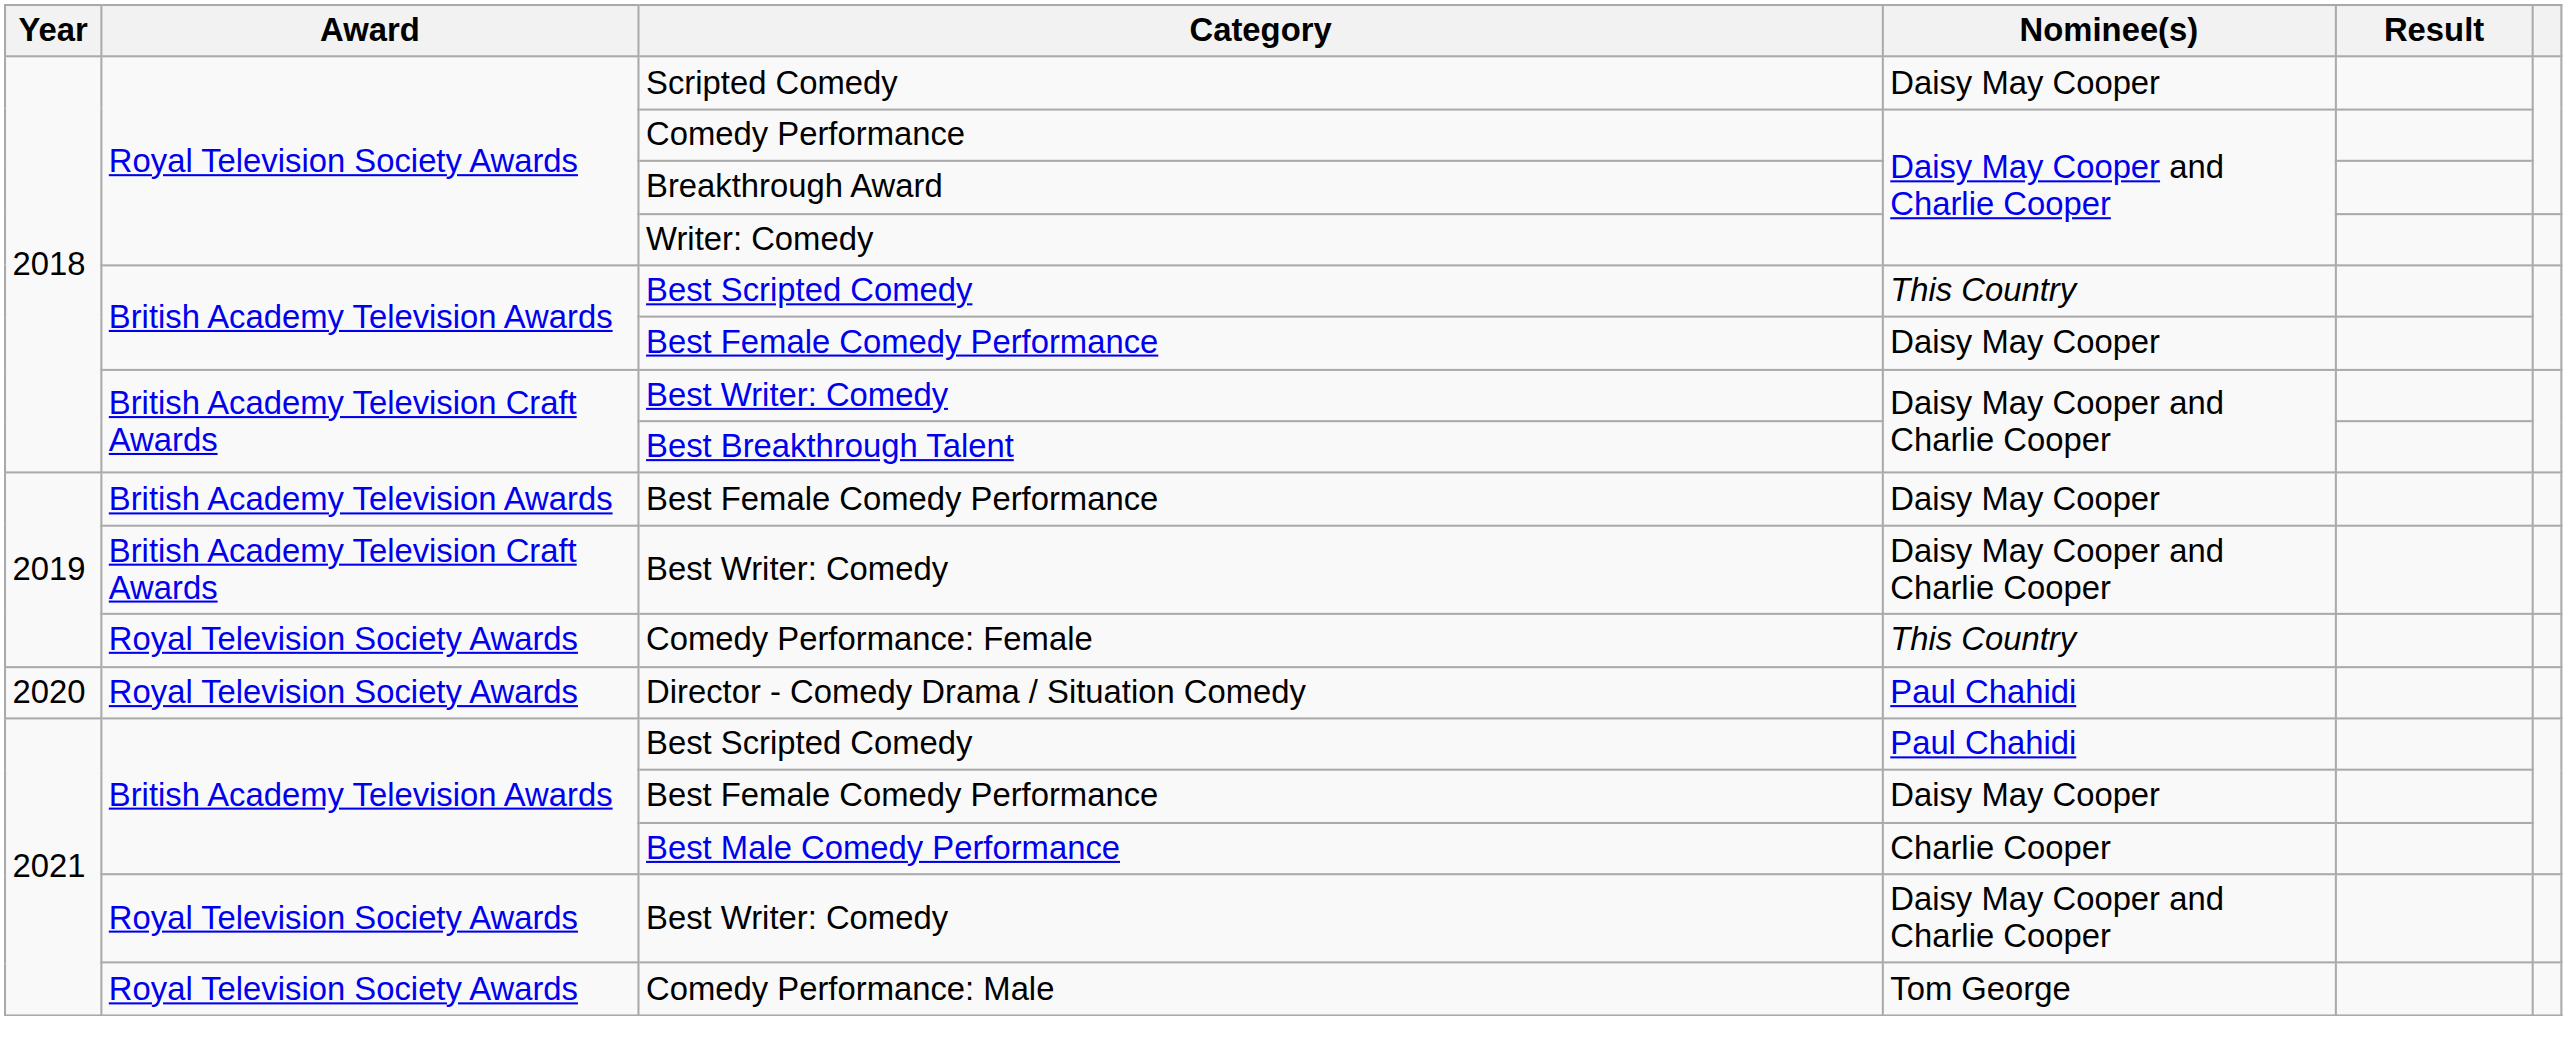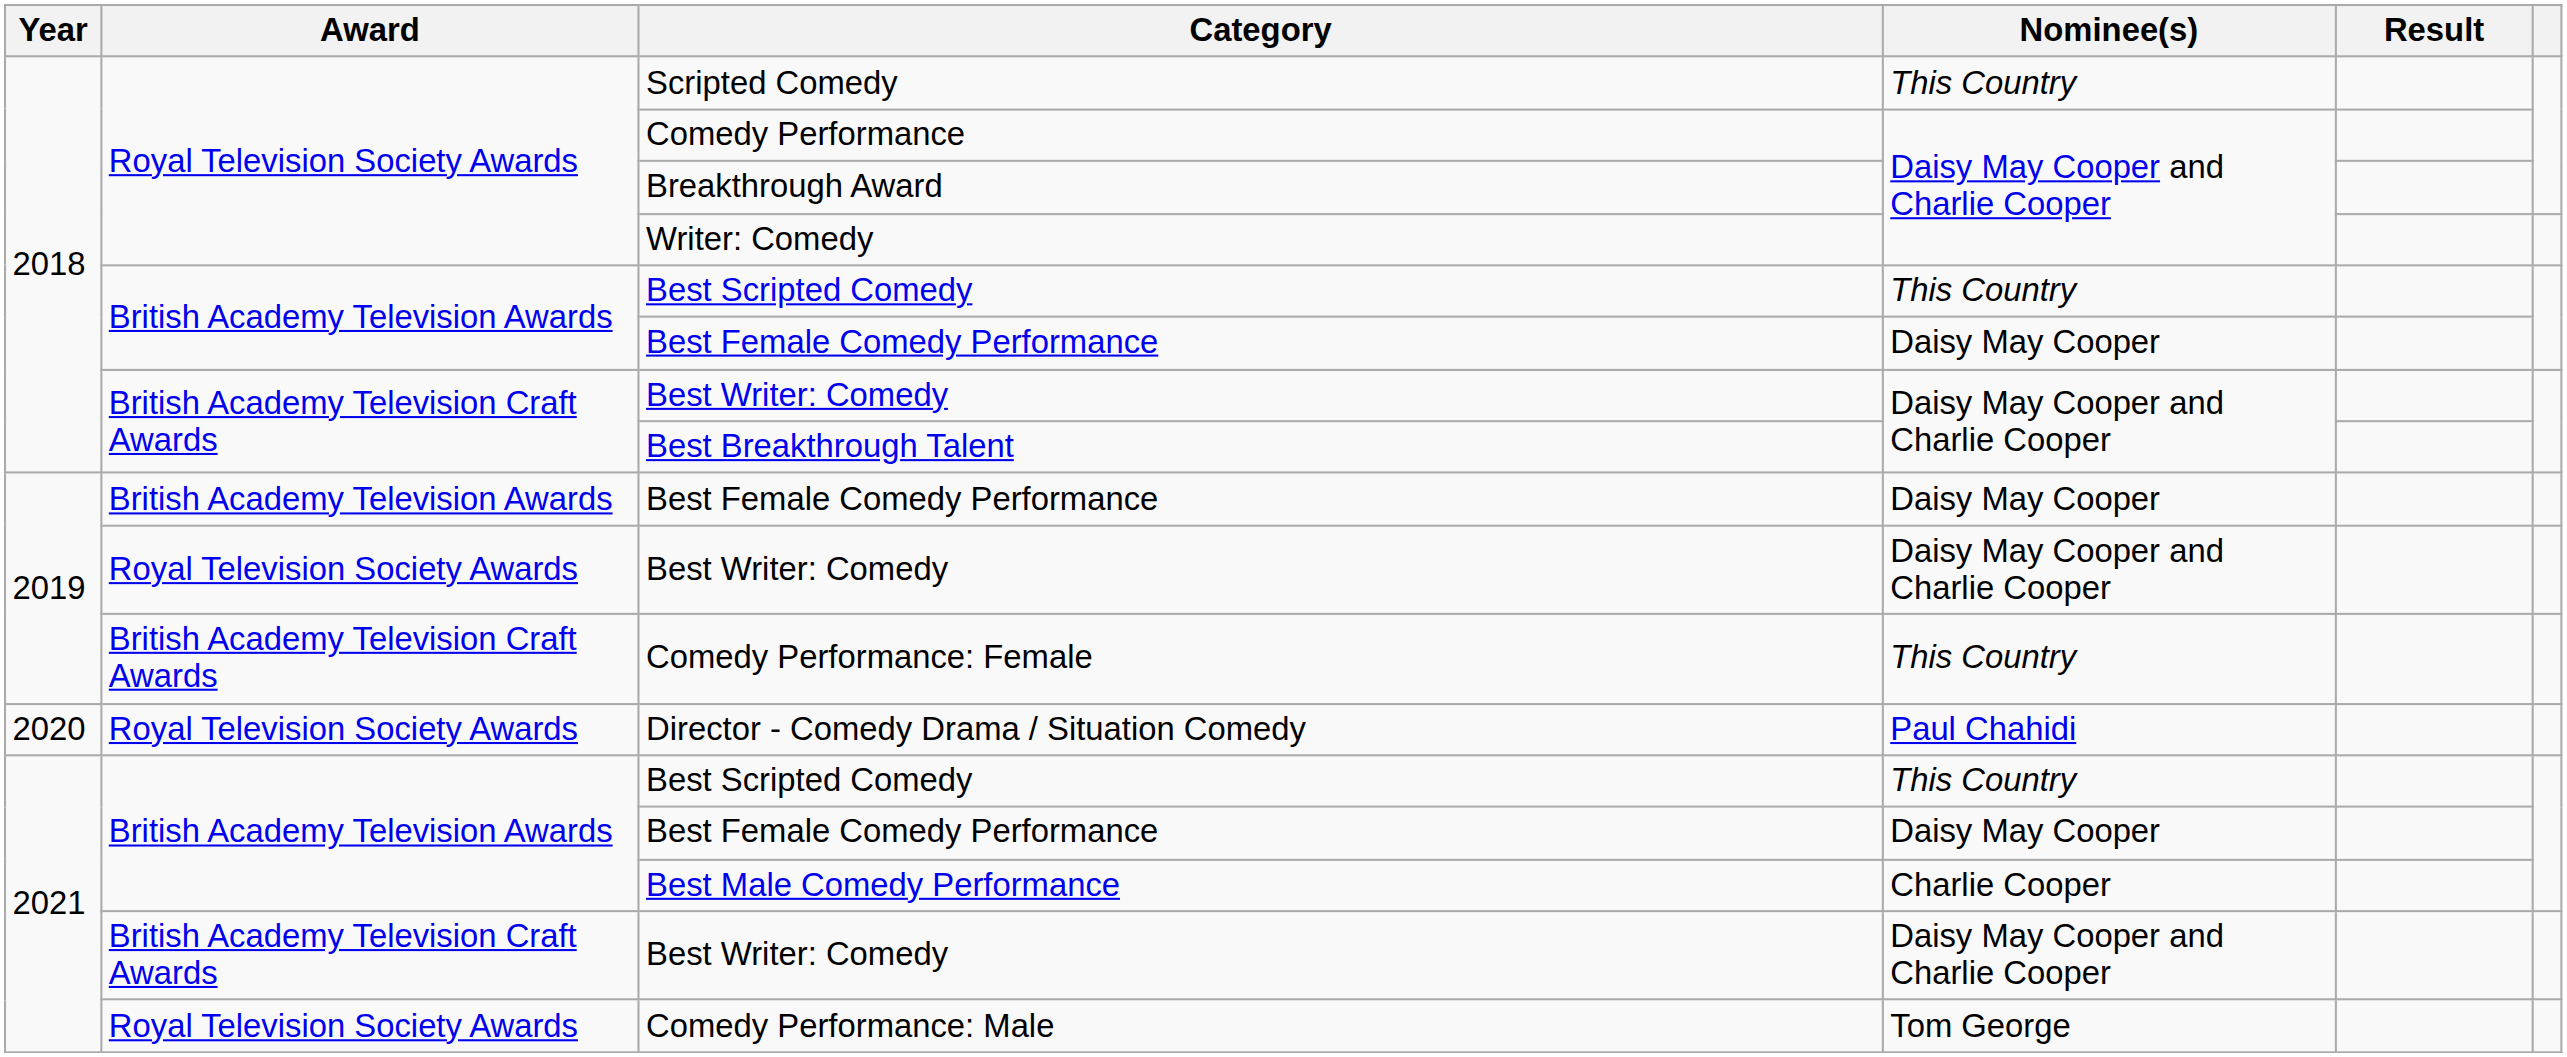(2025, 82) Daisy May Cooper -> (1983, 82) This Country
(343, 569) British Academy Television Craft Awards -> (343, 569) Royal Television Society Awards
(343, 639) Royal Television Society Awards -> (343, 658) British Academy Television Craft Awards
(1983, 743) Paul Chahidi -> (1983, 780) This Country
(343, 918) Royal Television Society Awards -> (343, 955) British Academy Television Craft Awards
